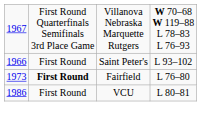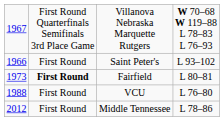(173, 77) L 76–80 -> (196, 77) L 80–81
(17, 93) 1986 -> (17, 93) 1988
(173, 93) L 80–81 -> (196, 93) L 76–80
+ row: (135, 108)
